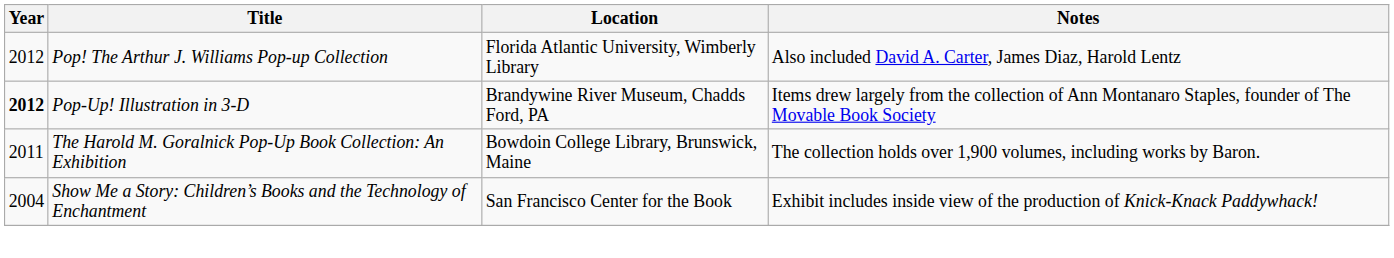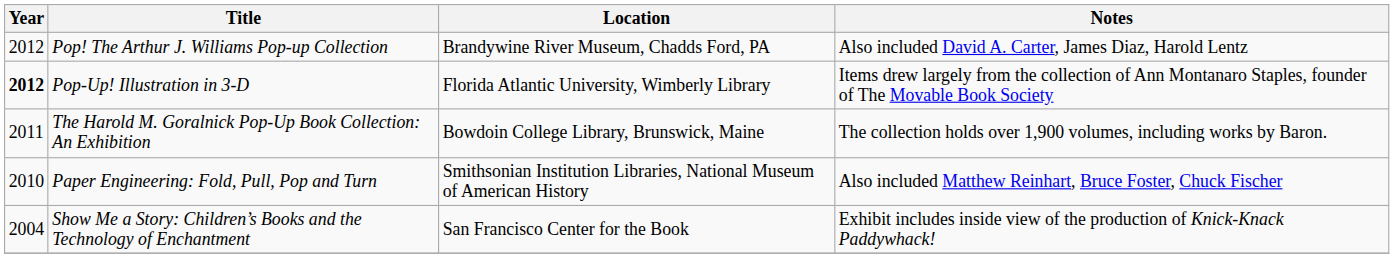(621, 56) Florida Atlantic University, Wimberly Library -> (606, 46) Brandywine River Museum, Chadds Ford, PA
(615, 104) Brandywine River Museum, Chadds Ford, PA -> (607, 84) Florida Atlantic University, Wimberly Library
+ row: (215, 181)
